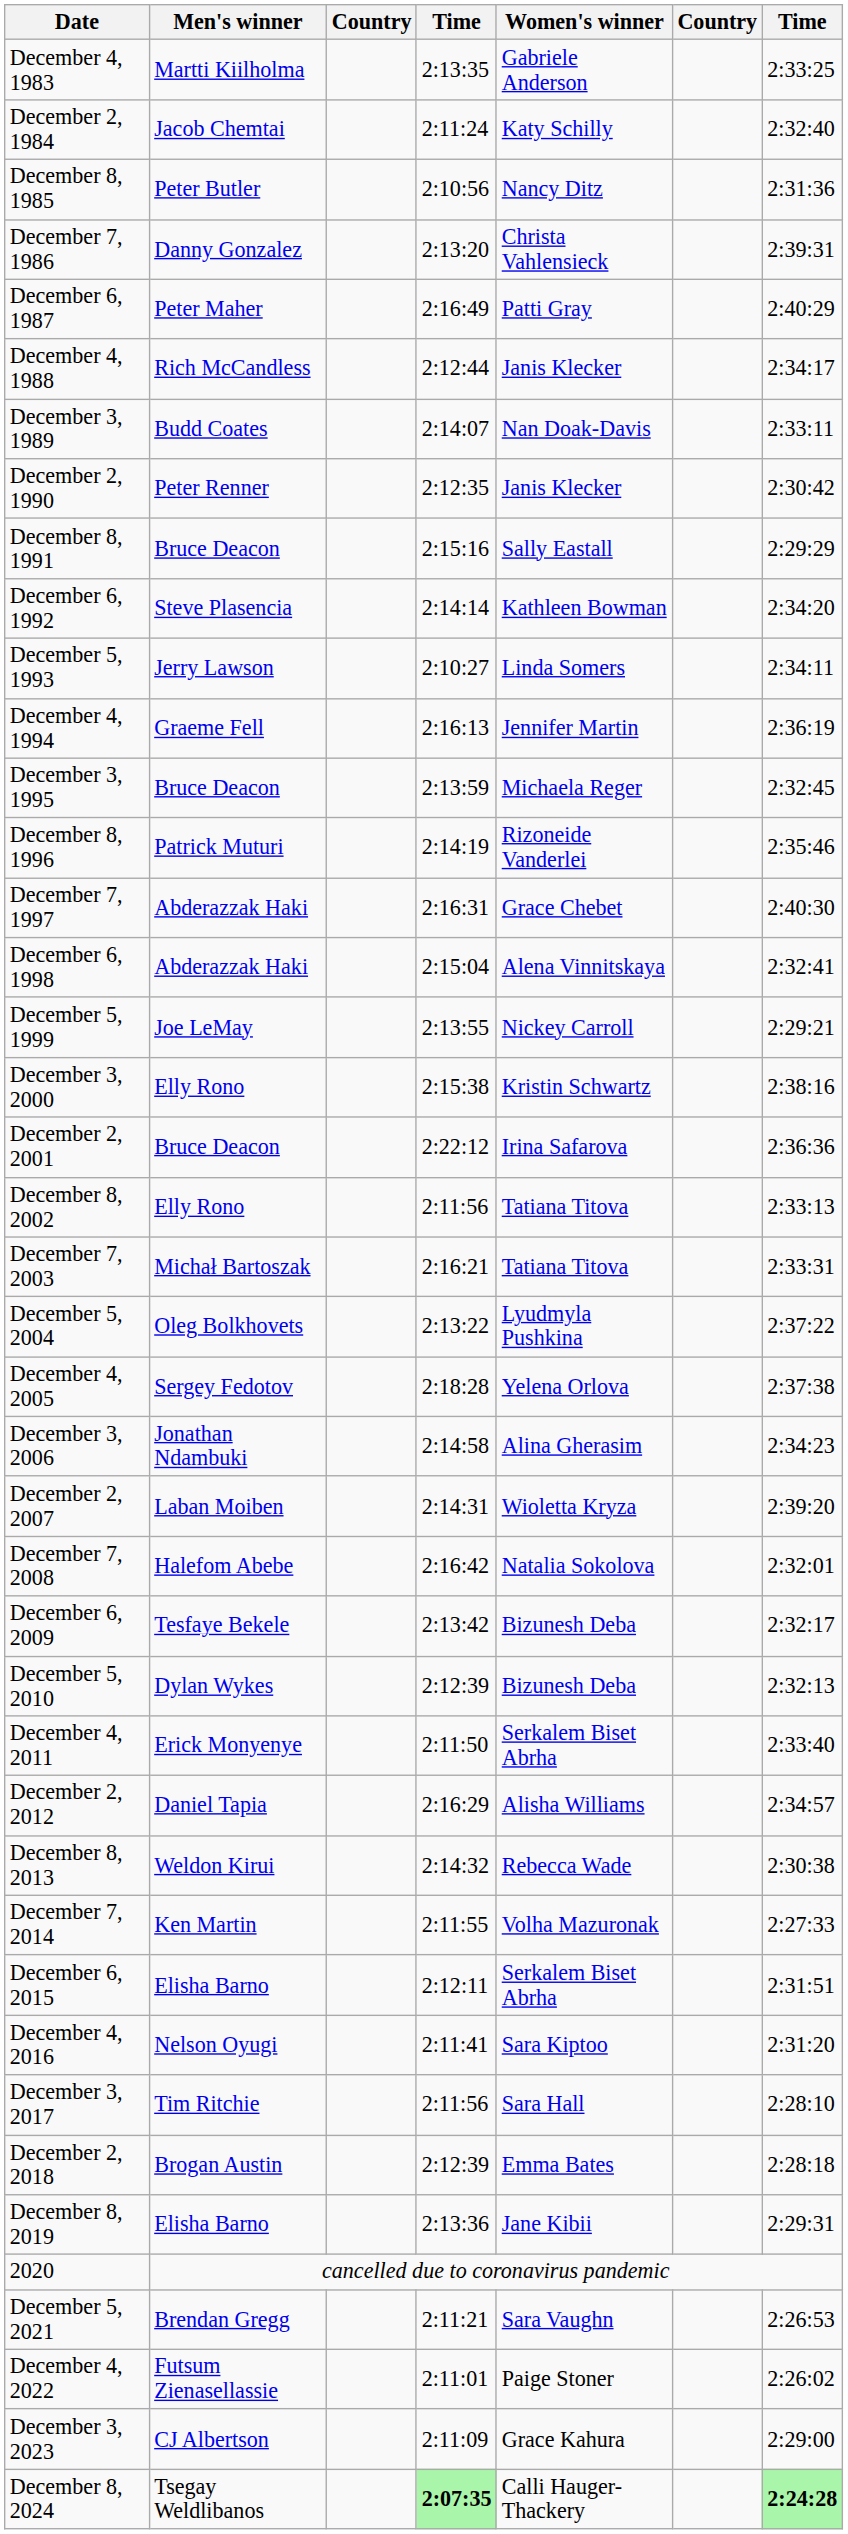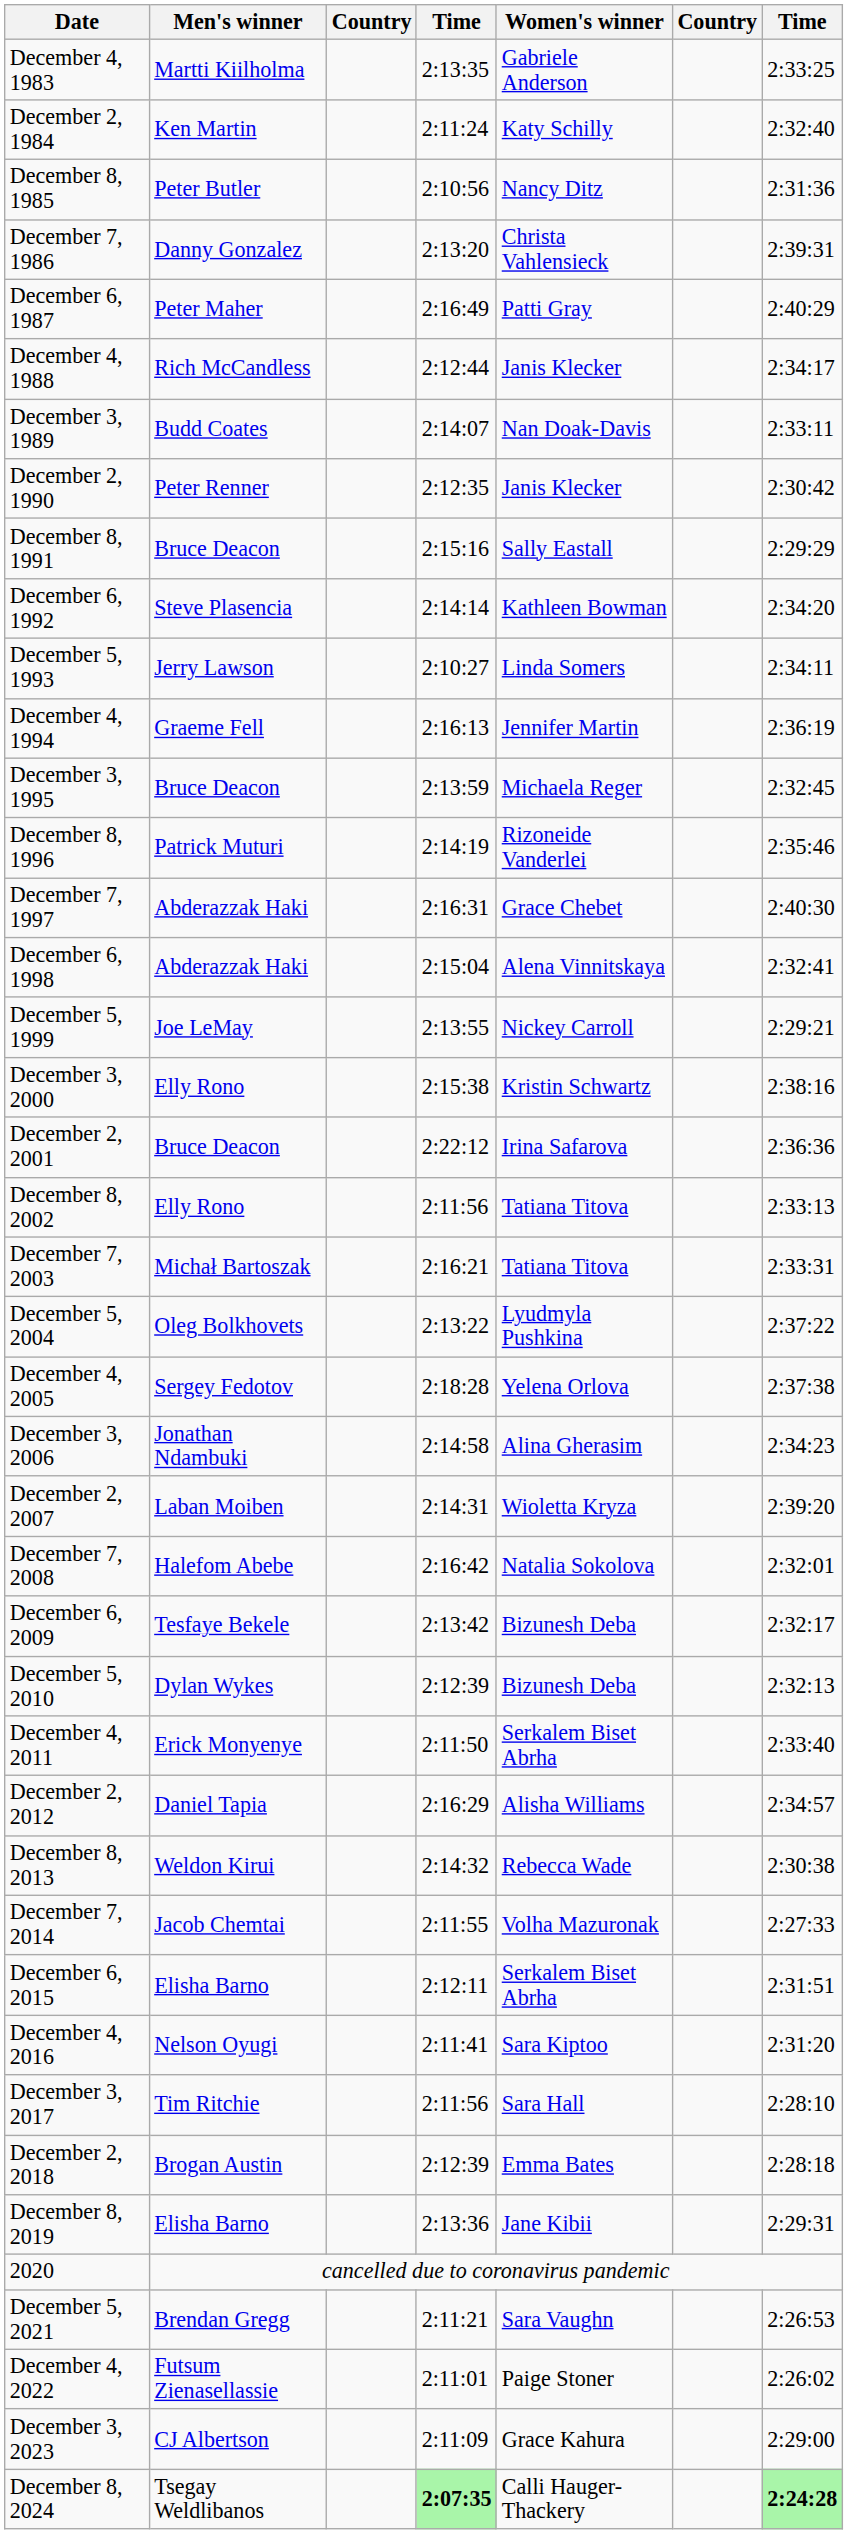(219, 129) Jacob Chemtai -> (205, 129) Ken Martin
(205, 1925) Ken Martin -> (219, 1925) Jacob Chemtai
